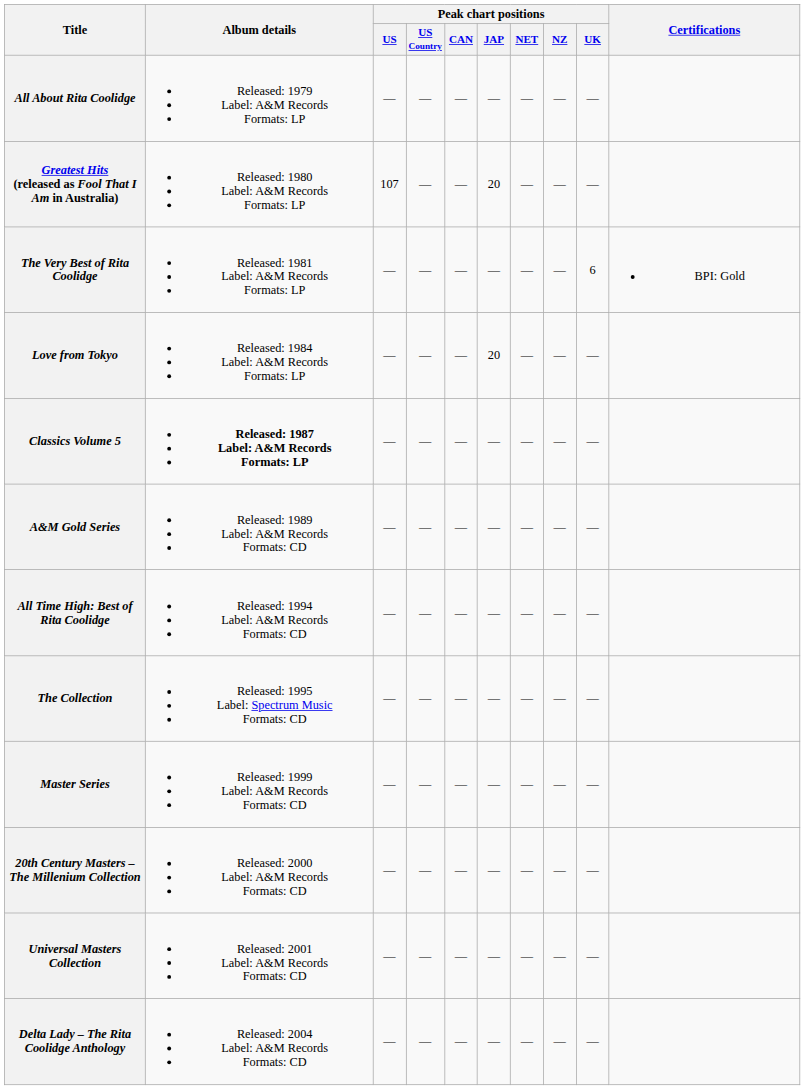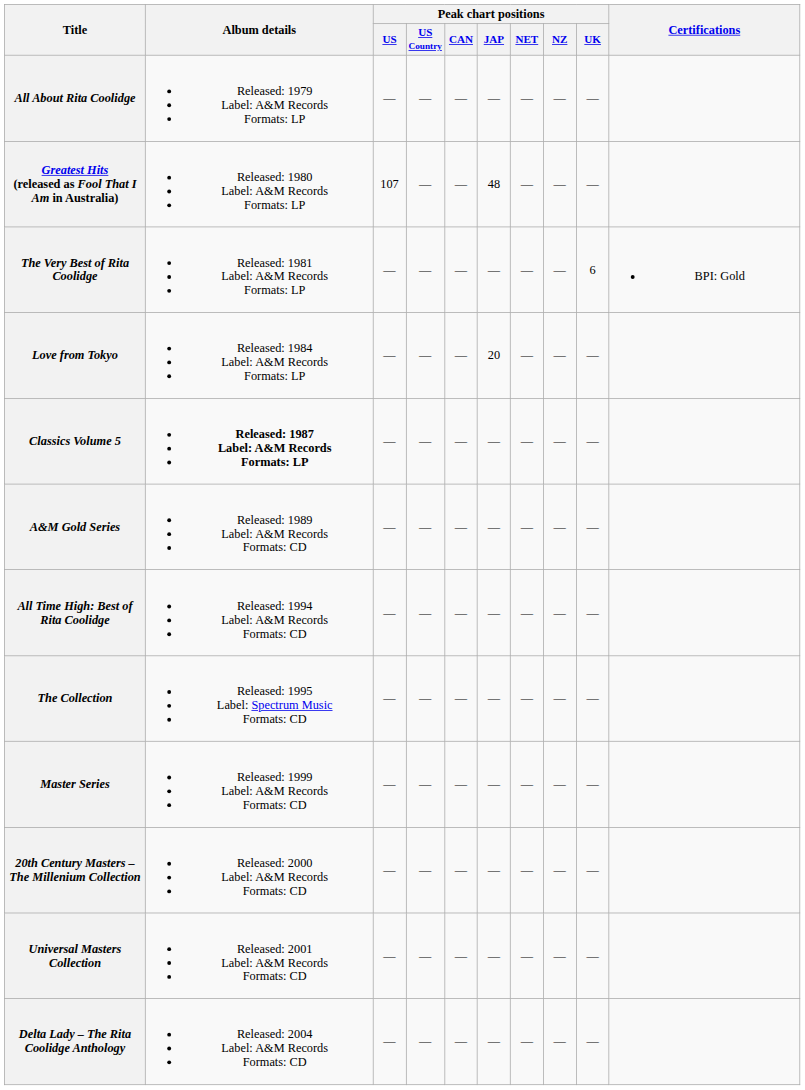(494, 184) 20 -> (494, 184) 48
